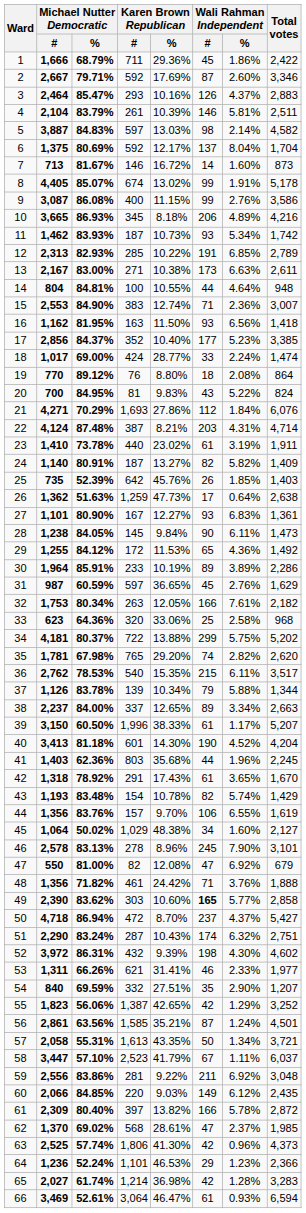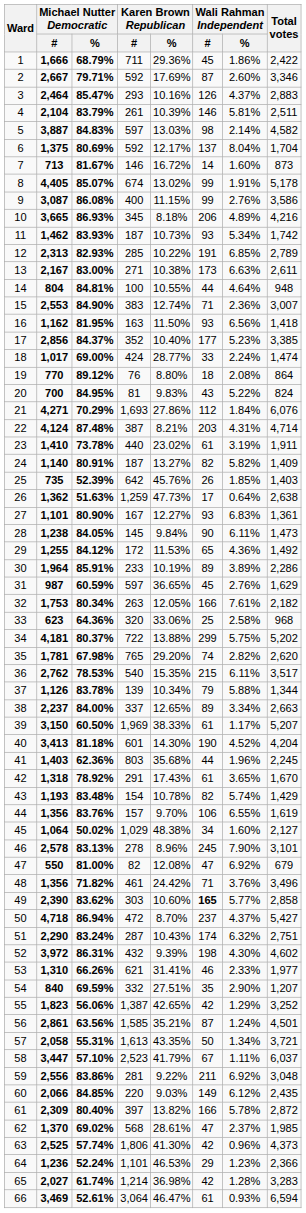(134, 726) 1,996 -> (134, 726) 1,969
(284, 883) 1,888 -> (284, 883) 3,496
(54, 971) 1,311 -> (54, 971) 1,310
